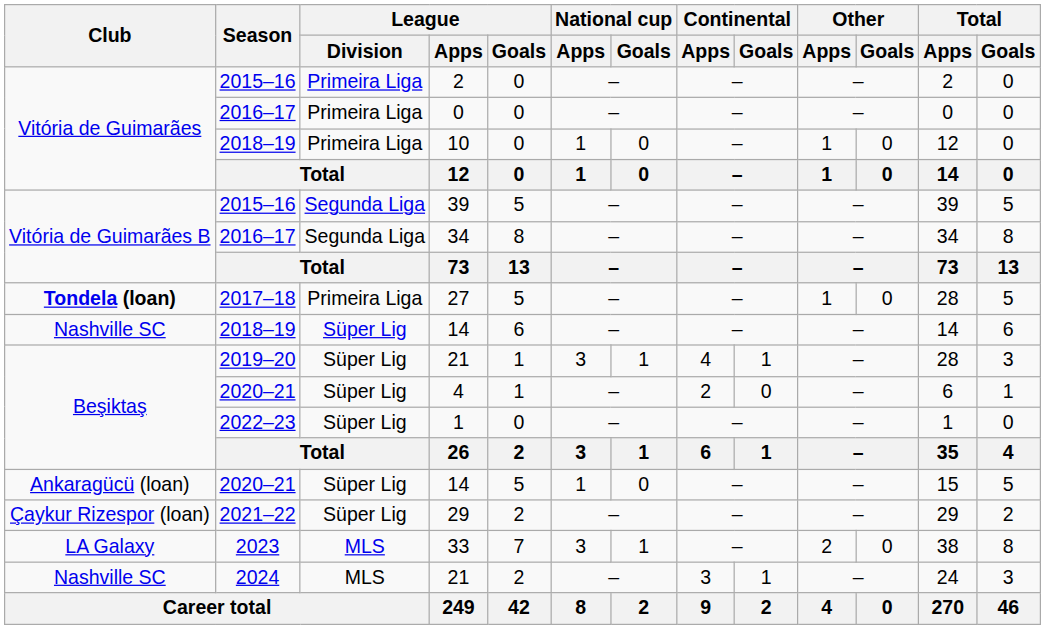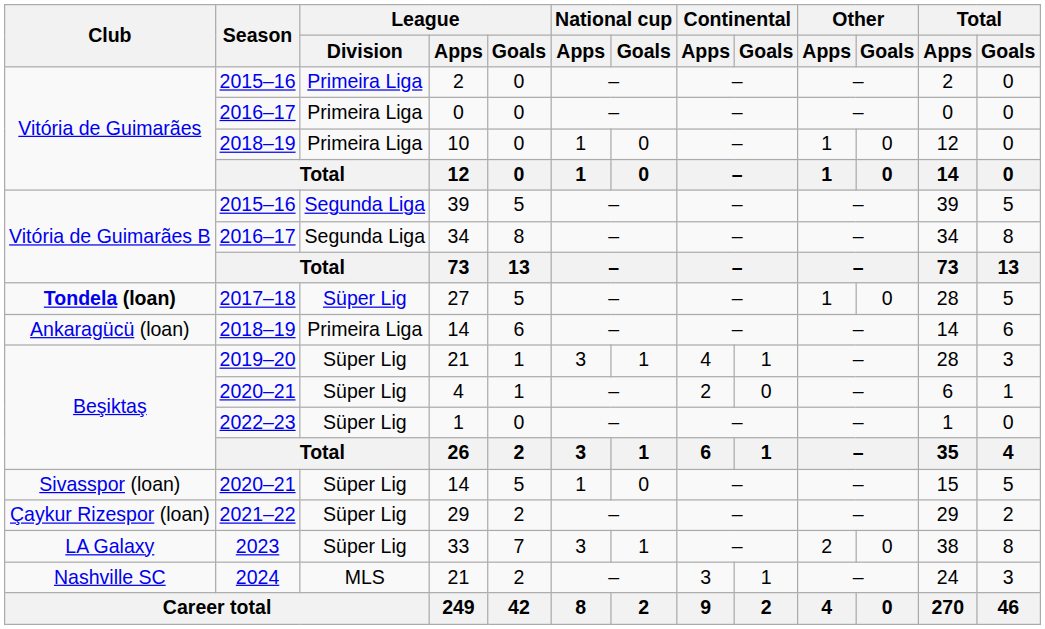(365, 298) Primeira Liga -> (365, 298) Süper Lig
(110, 329) Nashville SC -> (110, 329) Ankaragücü (loan)
(365, 329) Süper Lig -> (365, 329) Primeira Liga
(110, 484) Ankaragücü (loan) -> (110, 484) Sivasspor (loan)
(365, 546) MLS -> (365, 546) Süper Lig
